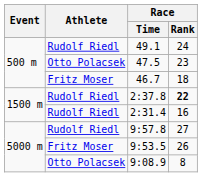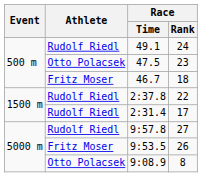(183, 96) bold -> (183, 96) normal
(183, 113) 16 -> (183, 113) 17
